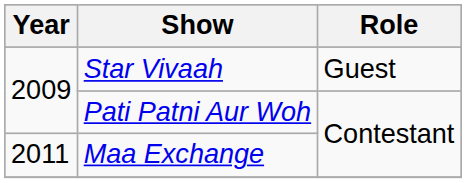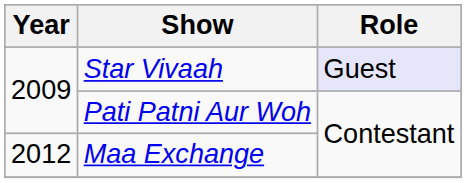(360, 68) no background -> (360, 68) lavender background
(40, 154) 2011 -> (41, 154) 2012
